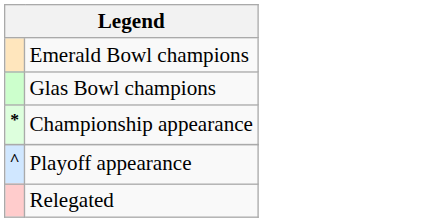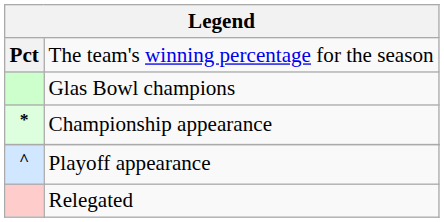+ row: (241, 54)
- row: (139, 54)
